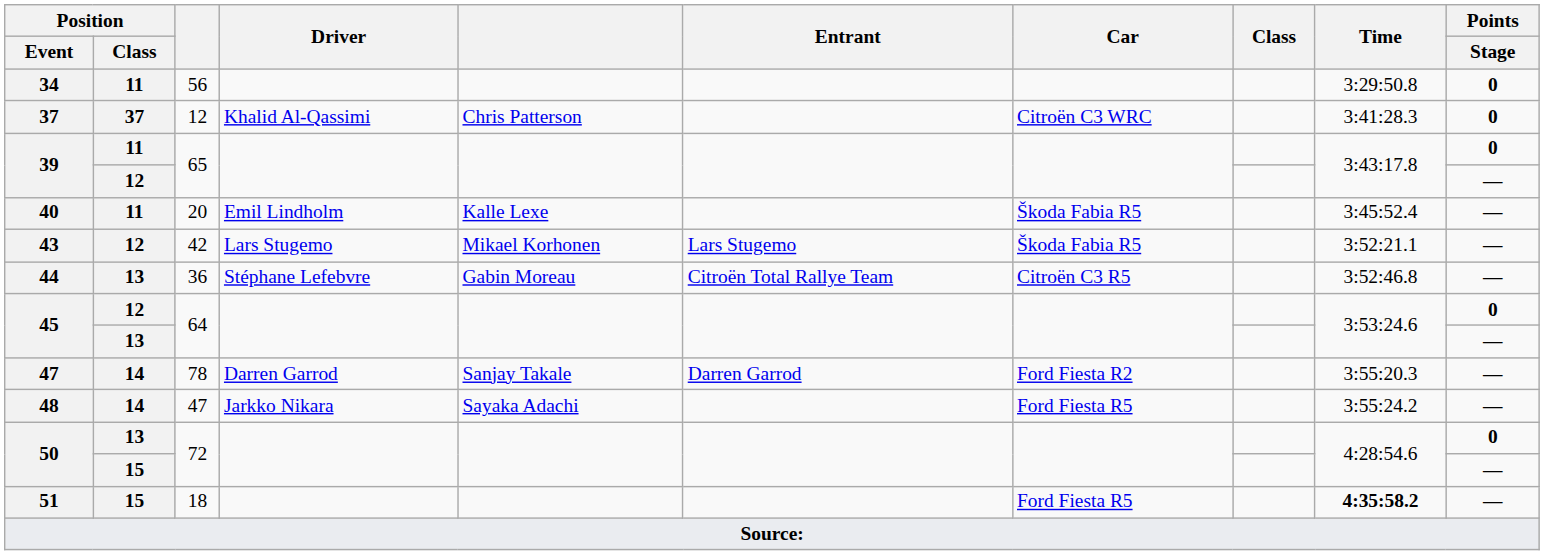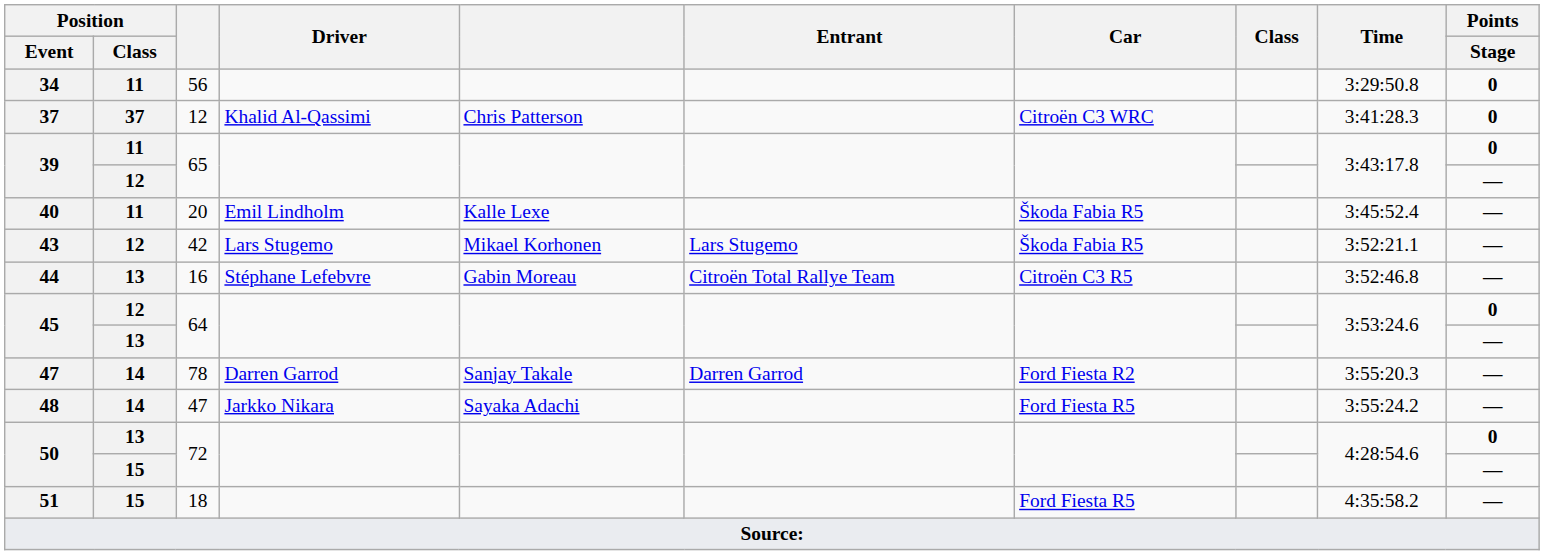(197, 276) 36 -> (198, 276) 16
(1380, 501) bold -> (1382, 501) normal
